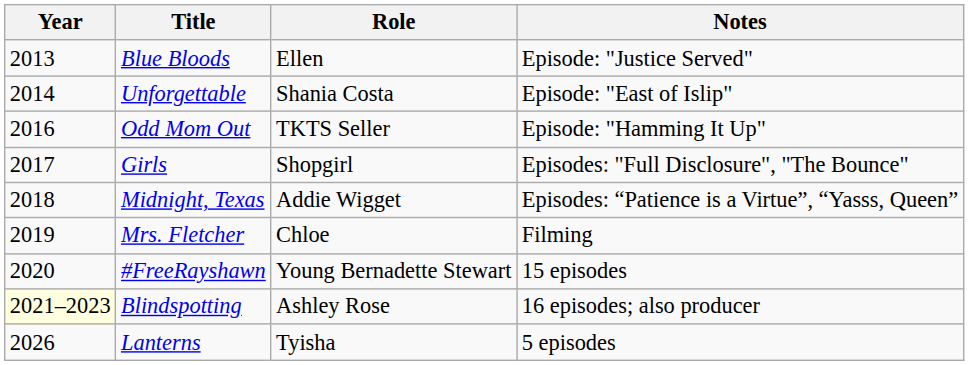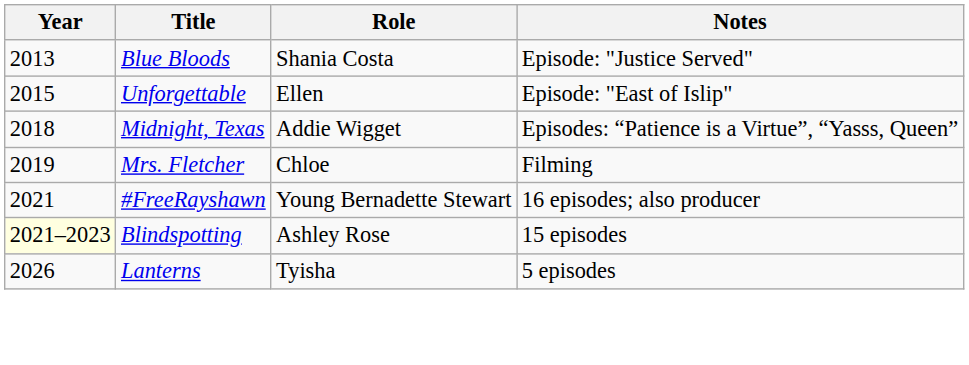(300, 57) Ellen -> (335, 57) Shania Costa
(32, 93) 2014 -> (32, 93) 2015
(335, 93) Shania Costa -> (300, 93) Ellen
- row: (186, 128)
- row: (144, 164)
(32, 270) 2020 -> (32, 199) 2021
(574, 270) 15 episodes -> (641, 199) 16 episodes; also producer
(641, 306) 16 episodes; also producer -> (574, 235) 15 episodes
